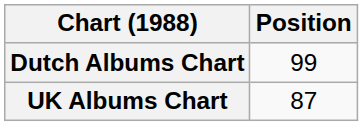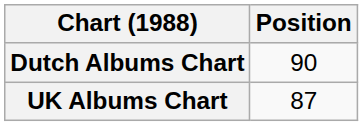(304, 62) 99 -> (304, 62) 90
